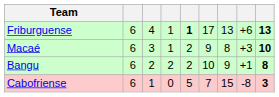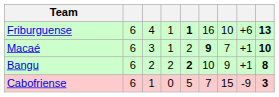(208, 30) 17 -> (208, 30) 16
(227, 30) 13 -> (227, 30) 10
(208, 48) normal -> (208, 48) bold
(227, 48) 8 -> (227, 48) 7
(246, 48) +3 -> (246, 48) +1
(189, 65) normal -> (189, 65) bold
(246, 83) -8 -> (246, 83) -9
